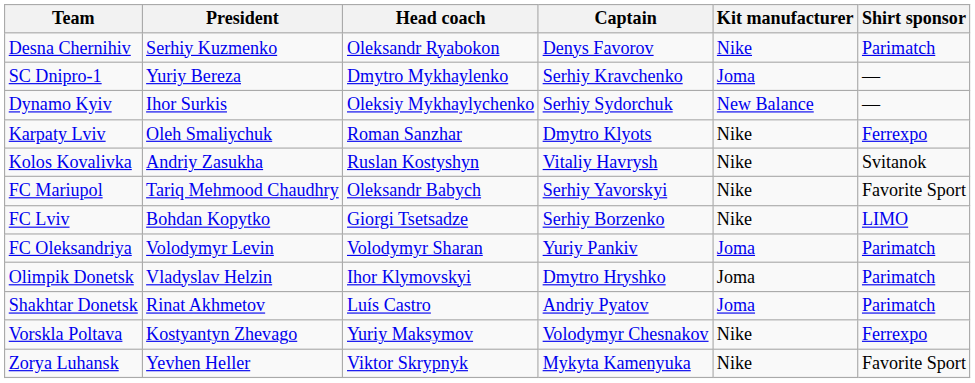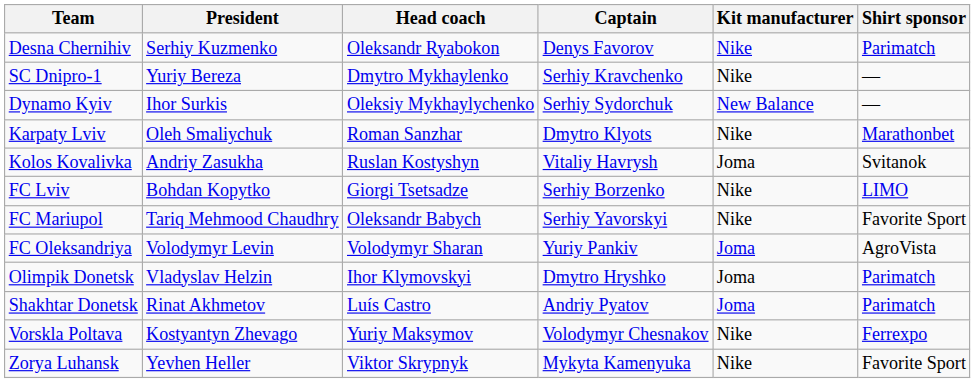(736, 76) Joma -> (734, 76) Nike
(895, 133) Ferrexpo -> (908, 133) Marathonbet
(734, 162) Nike -> (736, 162) Joma
rows swapped: (39, 219) <-> (56, 190)
(899, 248) Parimatch -> (899, 248) AgroVista
